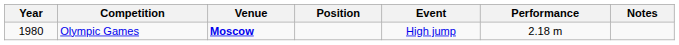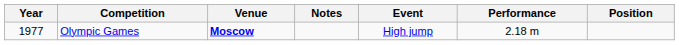columns swapped: (338, 14) <-> (642, 14)
(31, 31) 1980 -> (31, 31) 1977
